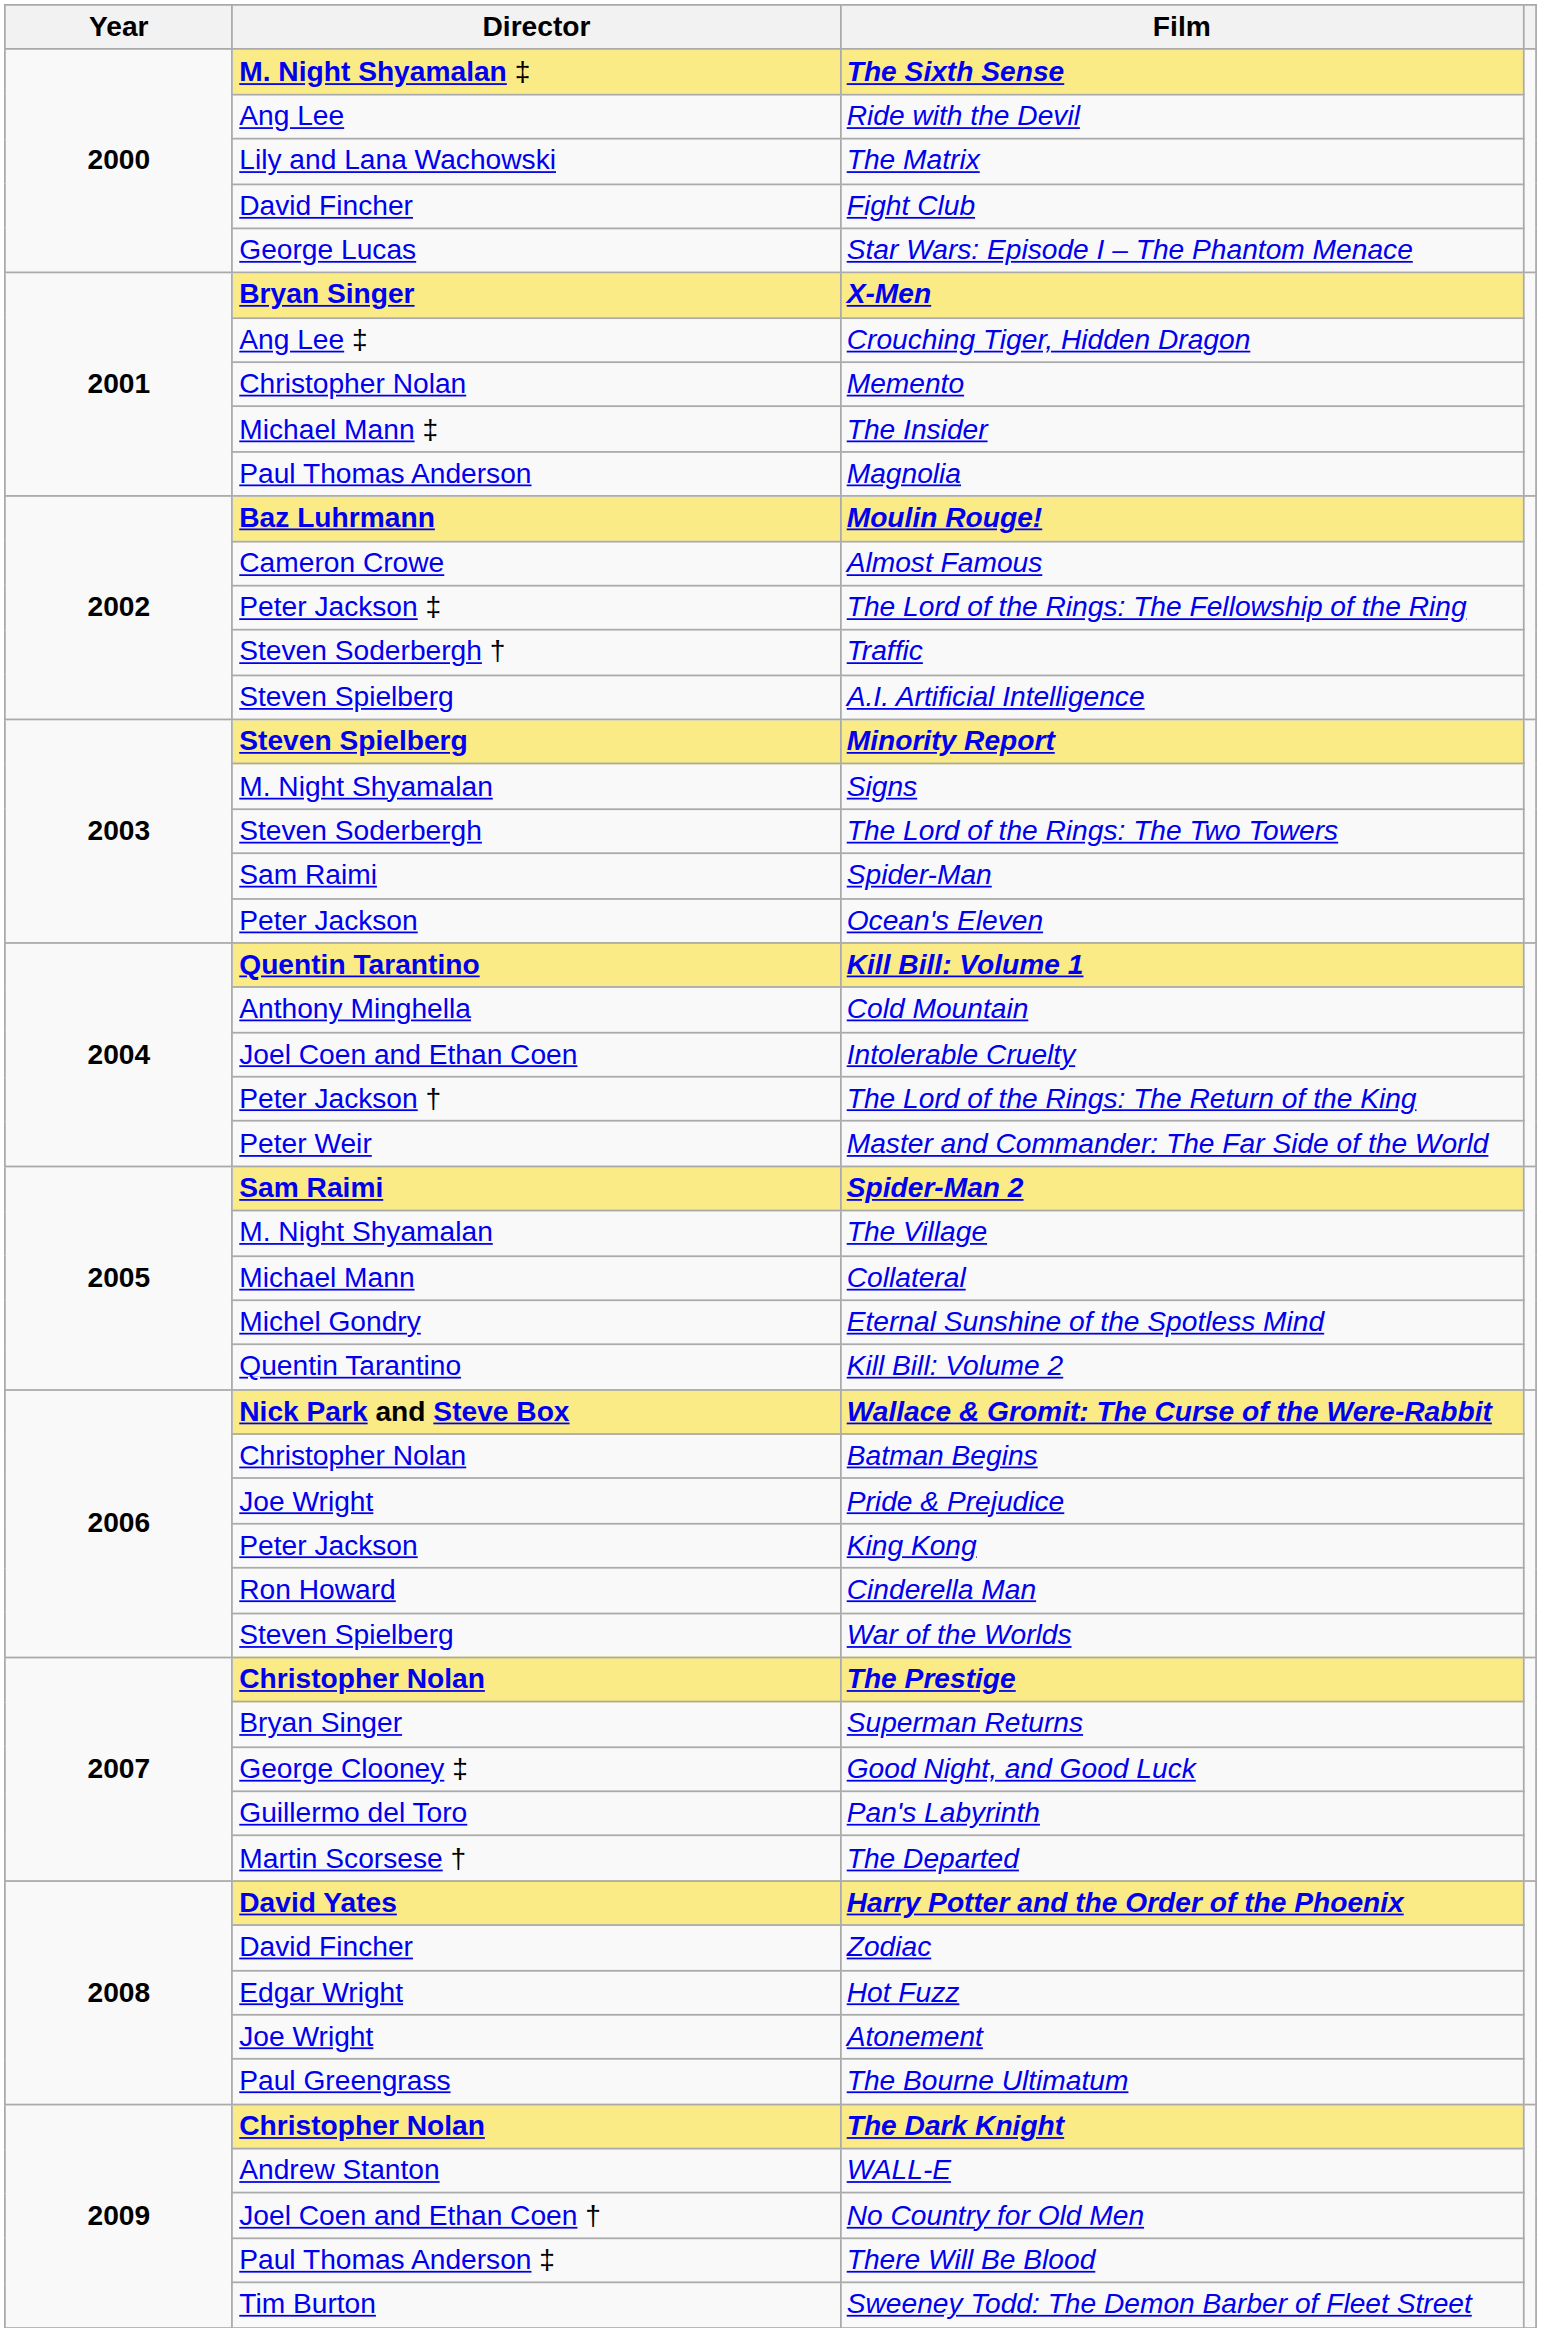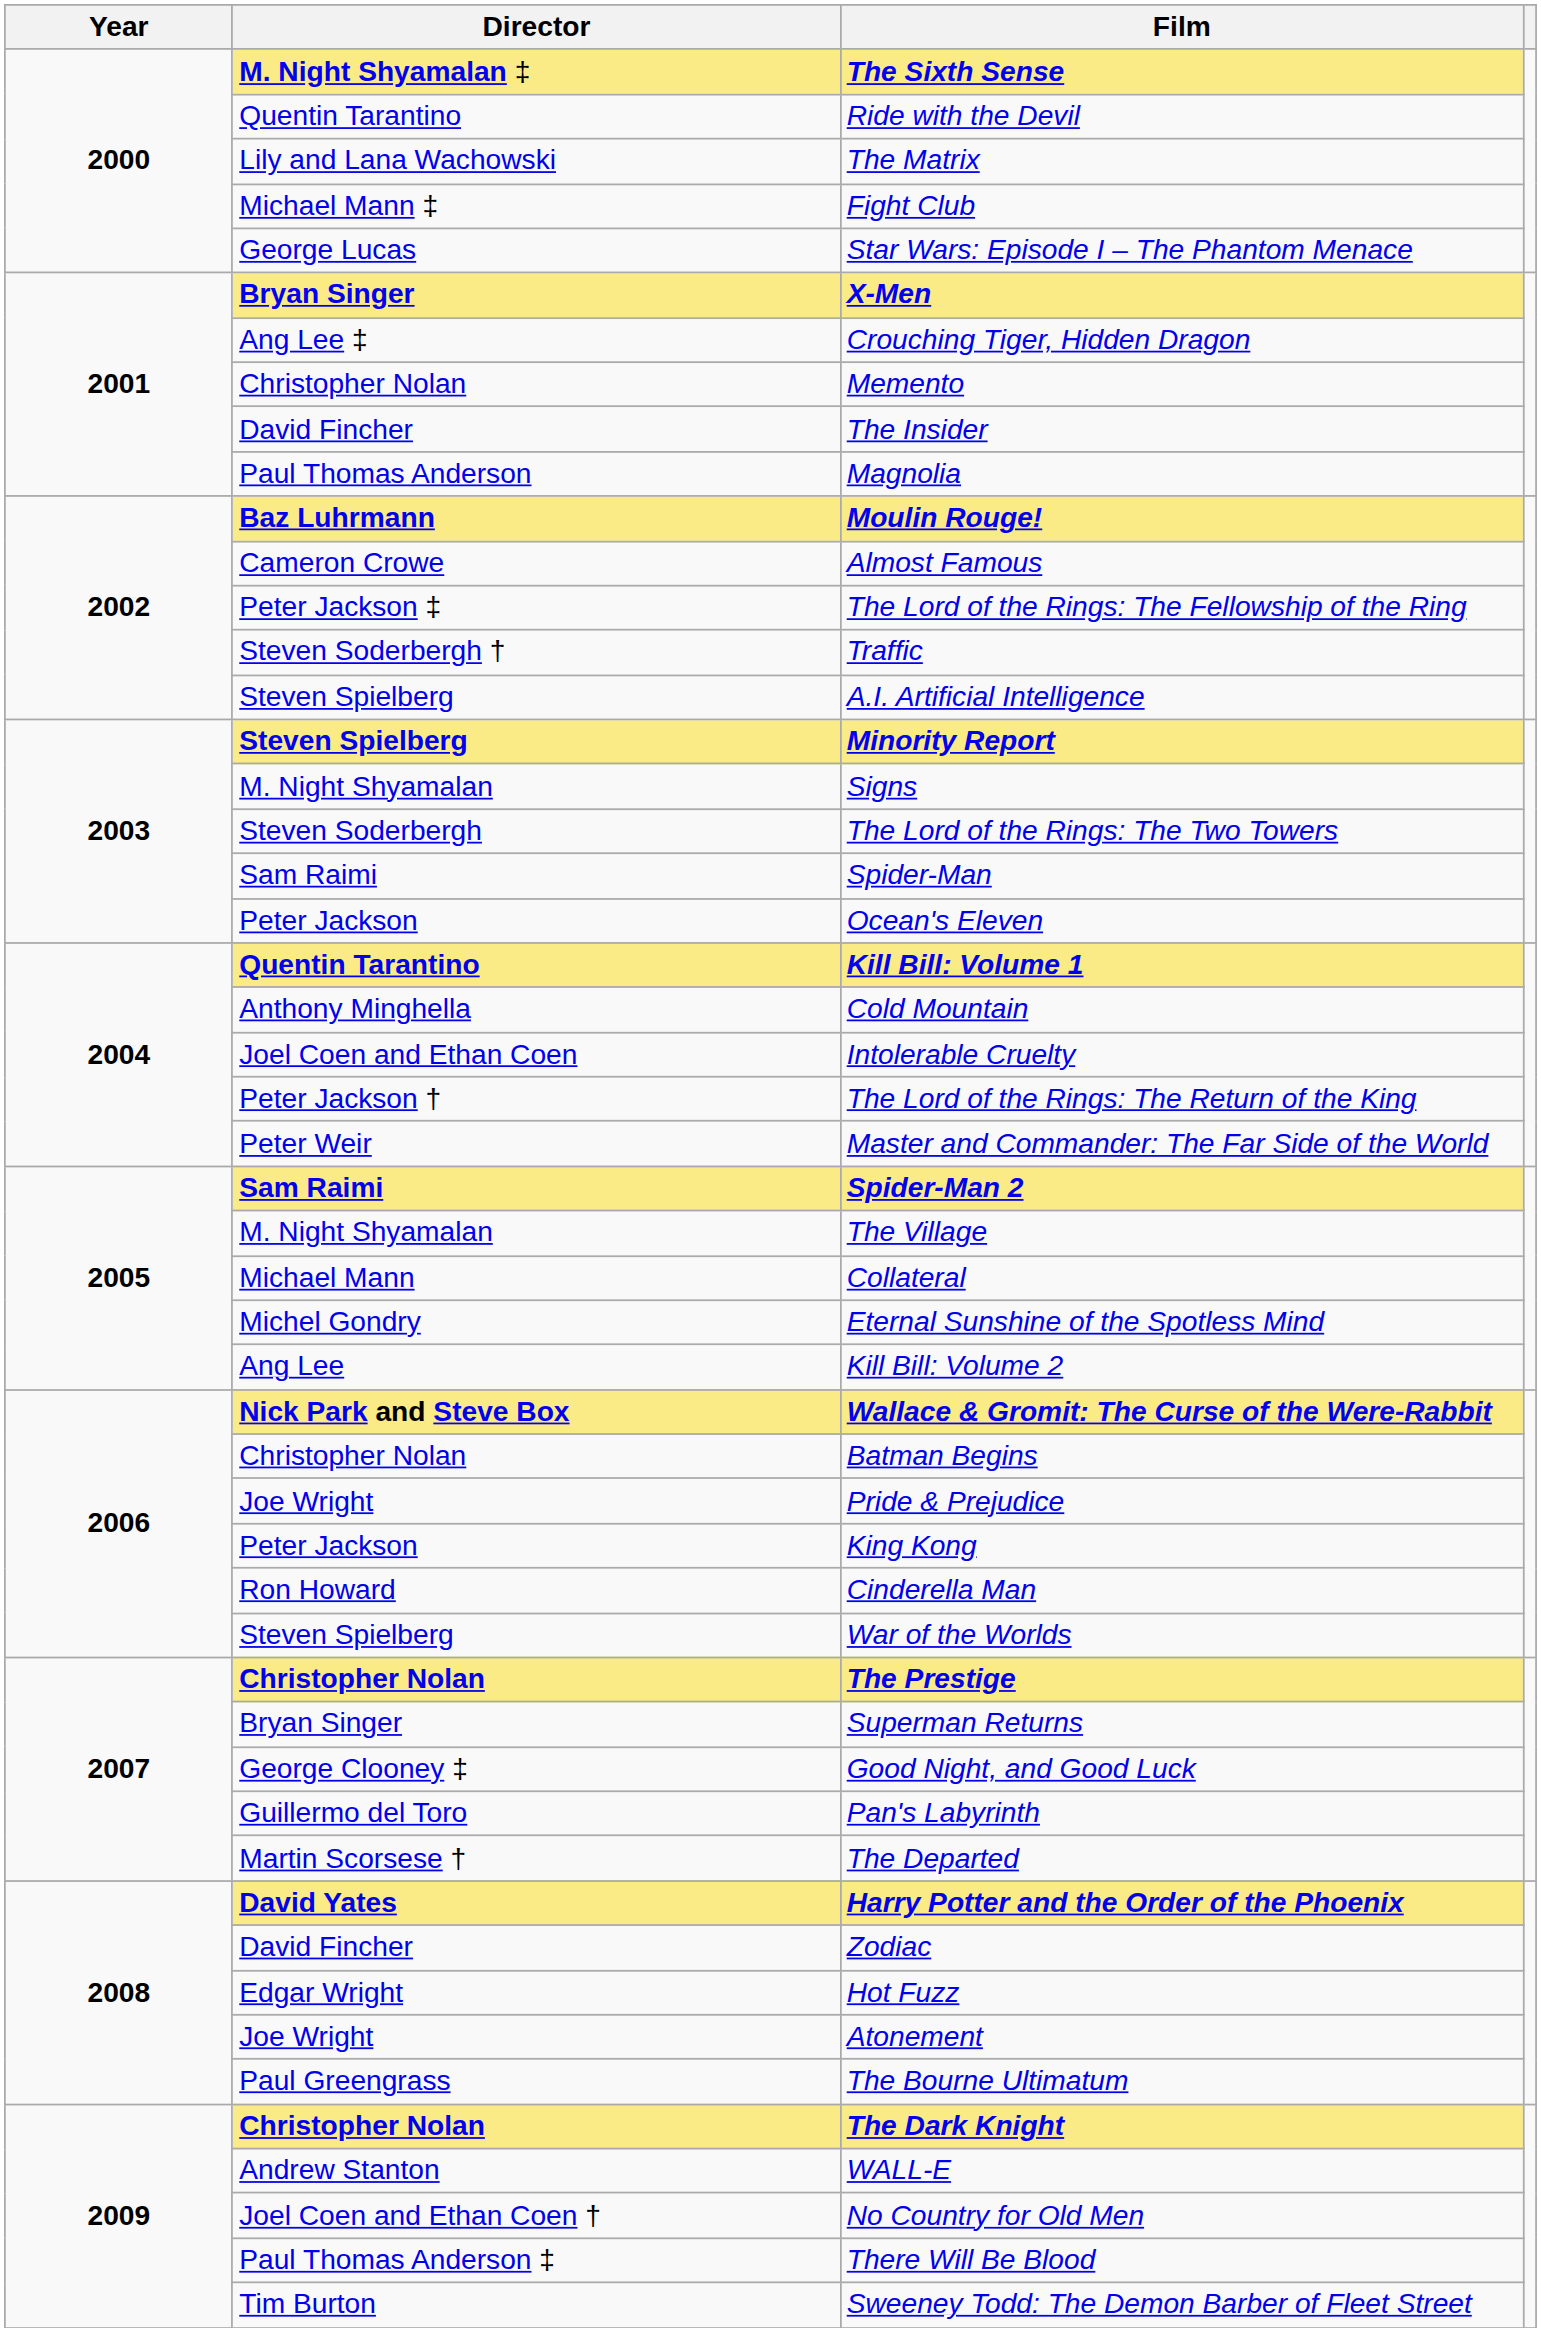(292, 116) Ang Lee -> (350, 116) Quentin Tarantino
(326, 205) David Fincher -> (339, 205) Michael Mann ‡
(339, 428) Michael Mann ‡ -> (326, 428) David Fincher
(350, 1366) Quentin Tarantino -> (292, 1366) Ang Lee
